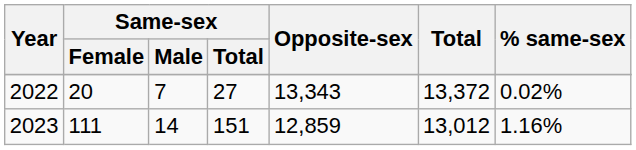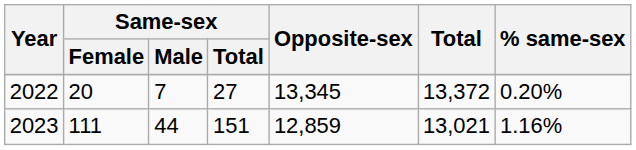(307, 91) 13,343 -> (307, 91) 13,345
(531, 91) 0.02% -> (531, 91) 0.20%
(166, 126) 14 -> (166, 126) 44
(456, 126) 13,012 -> (456, 126) 13,021
